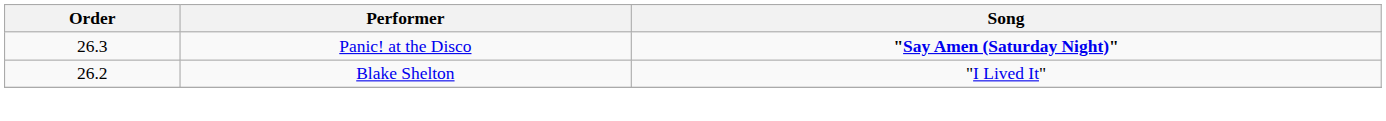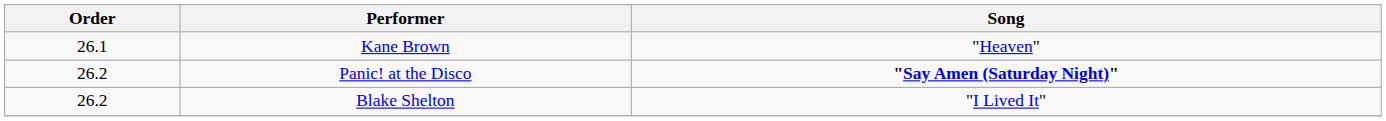+ row: (405, 45)
(92, 45) 26.3 -> (92, 73) 26.2
